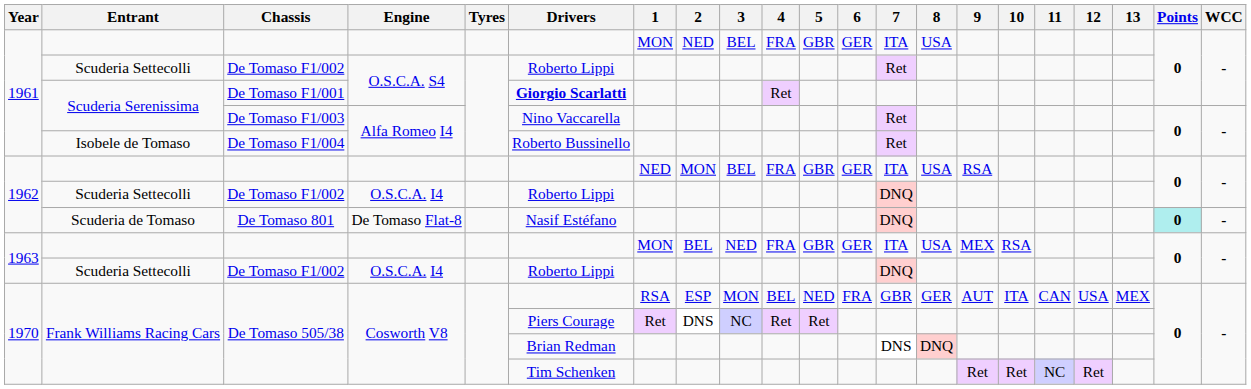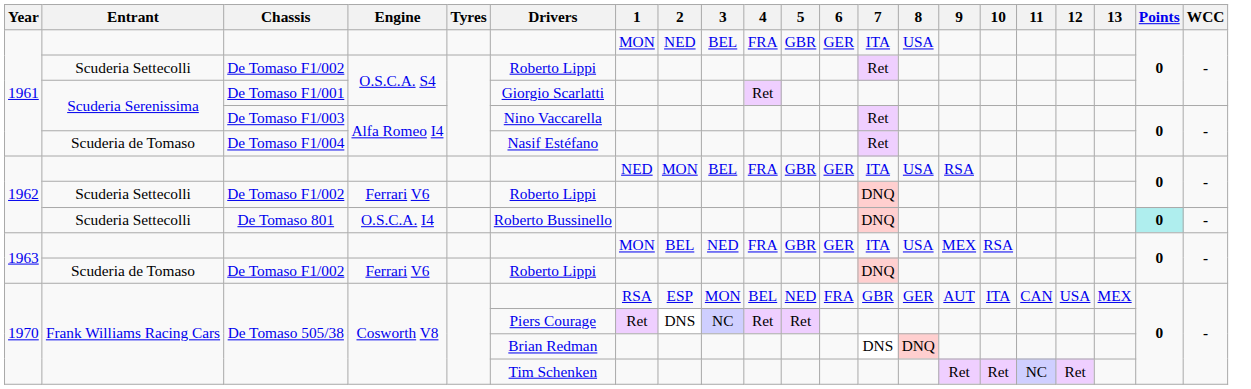(571, 93) bold -> (553, 93) normal
(133, 143) Isobele de Tomaso -> (133, 143) Scuderia de Tomaso
(571, 143) Roberto Bussinello -> (553, 143) Nasif Estéfano
(407, 194) O.S.C.A. I4 -> (397, 194) Ferrari V6
(133, 219) Scuderia de Tomaso -> (133, 219) Scuderia Settecolli
(407, 219) De Tomaso Flat-8 -> (397, 219) O.S.C.A. I4
(571, 219) Nasif Estéfano -> (553, 219) Roberto Bussinello
(133, 270) Scuderia Settecolli -> (133, 270) Scuderia de Tomaso
(407, 270) O.S.C.A. I4 -> (397, 270) Ferrari V6
